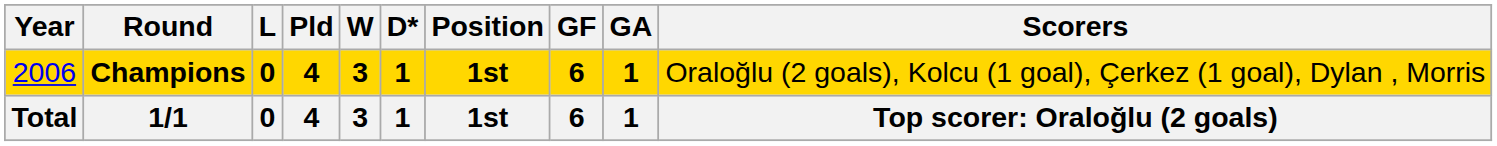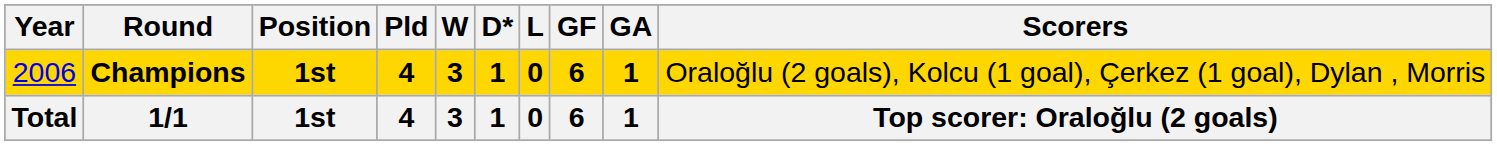columns swapped: (488, 27) <-> (267, 27)
